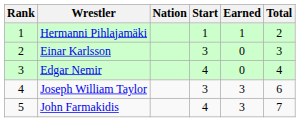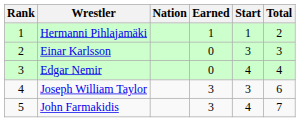columns swapped: (205, 13) <-> (242, 13)
